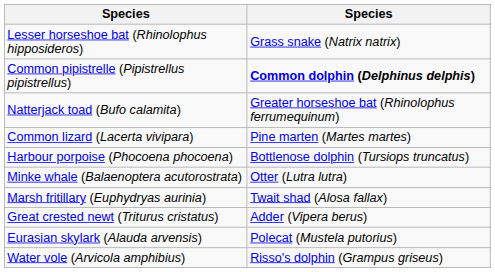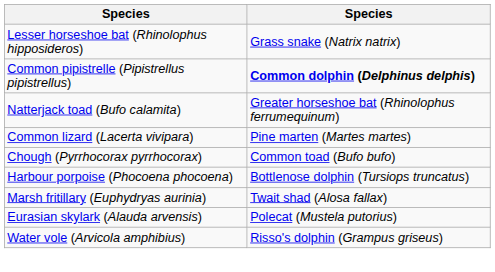+ row: (105, 157)
- row: (125, 177)
- row: (113, 217)
